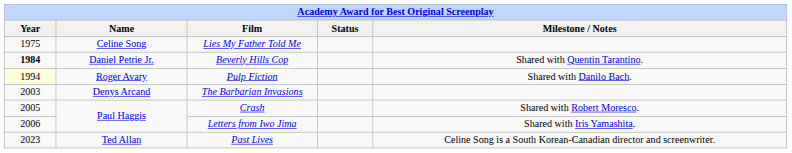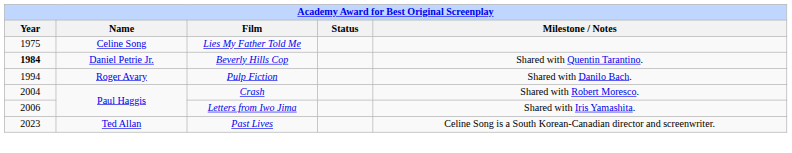(30, 76) lightyellow background -> (30, 76) no background
- row: (252, 92)
(30, 108) 2005 -> (30, 92) 2004
